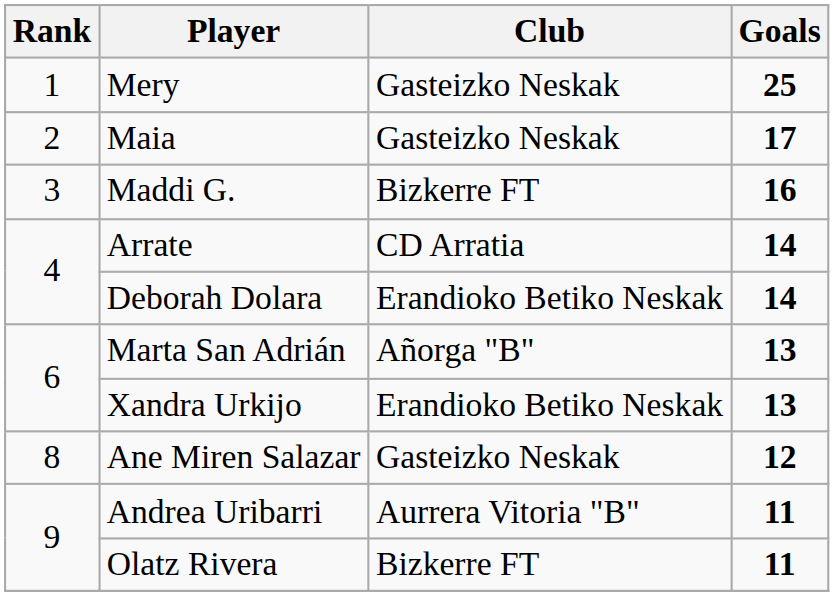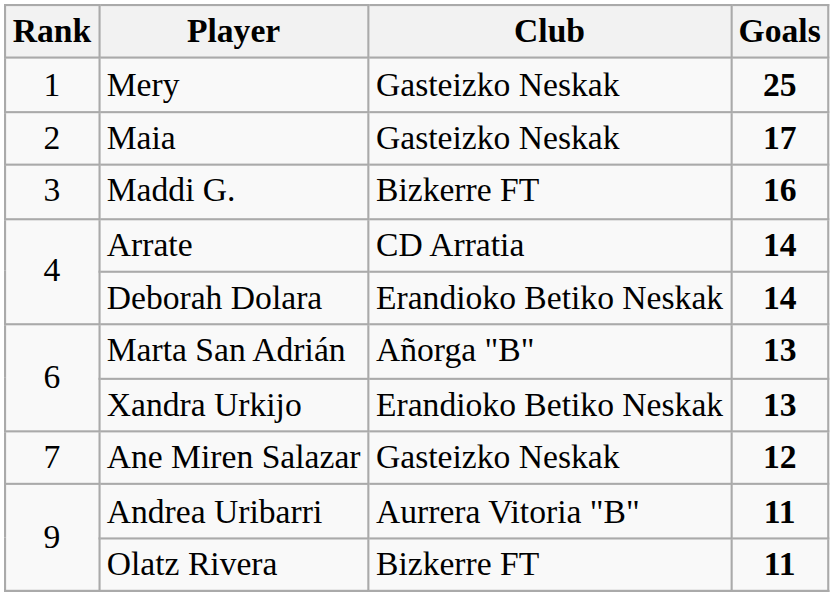(52, 457) 8 -> (52, 457) 7
